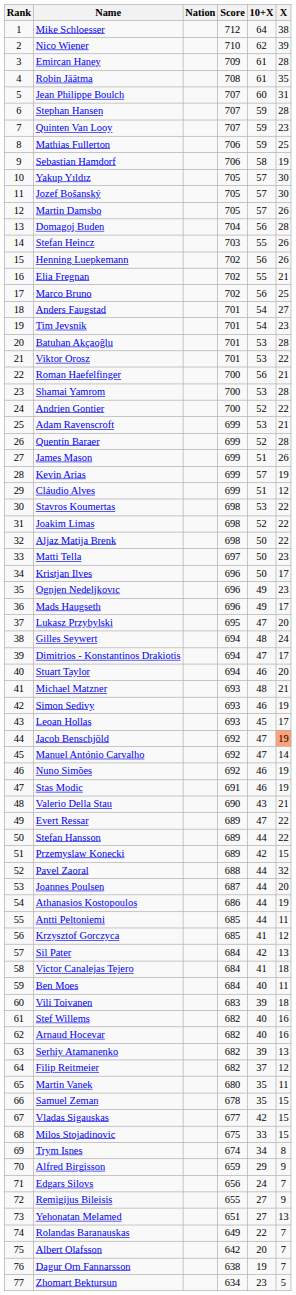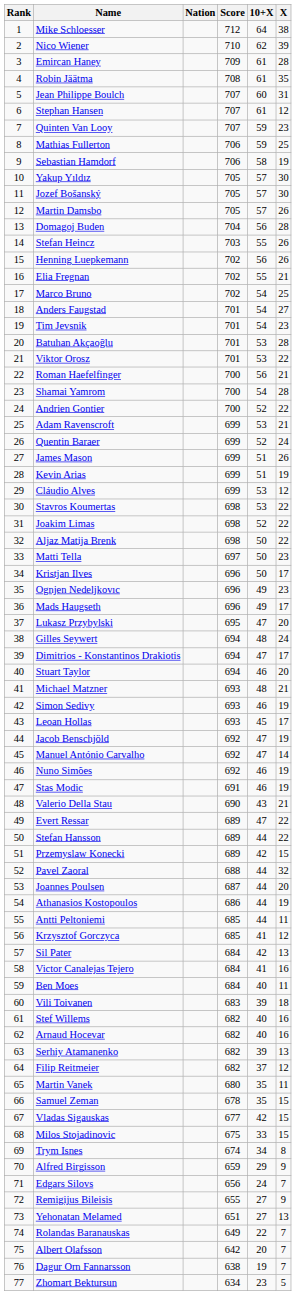(262, 111) 59 -> (262, 111) 61
(283, 111) 28 -> (283, 111) 12
(262, 293) 56 -> (262, 293) 54
(262, 392) 53 -> (262, 392) 54
(283, 441) 28 -> (283, 441) 24
(262, 474) 57 -> (262, 474) 51
(262, 491) 51 -> (262, 491) 53
(283, 738) lightsalmon background -> (283, 738) no background
(283, 969) 18 -> (283, 969) 16
